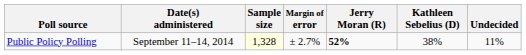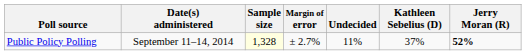columns swapped: (362, 18) <-> (494, 24)
(432, 41) 38% -> (415, 41) 37%
